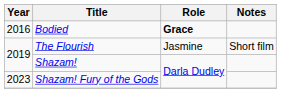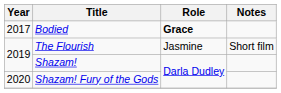(19, 29) 2016 -> (19, 29) 2017
(19, 79) 2023 -> (19, 79) 2020
